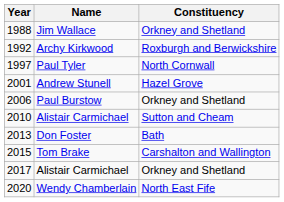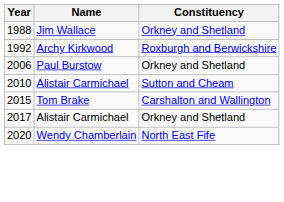- row: (19, 65)
- row: (19, 83)
- row: (19, 135)
